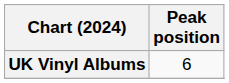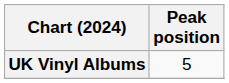(187, 64) 6 -> (187, 64) 5
